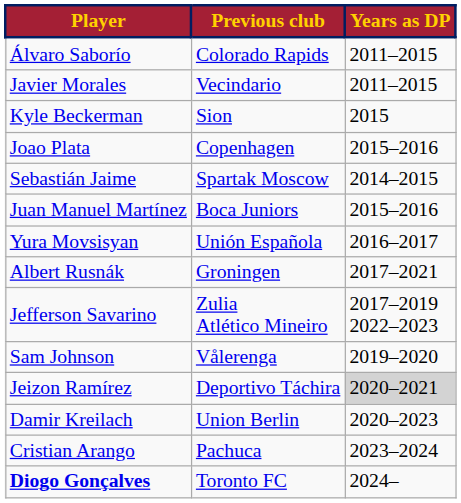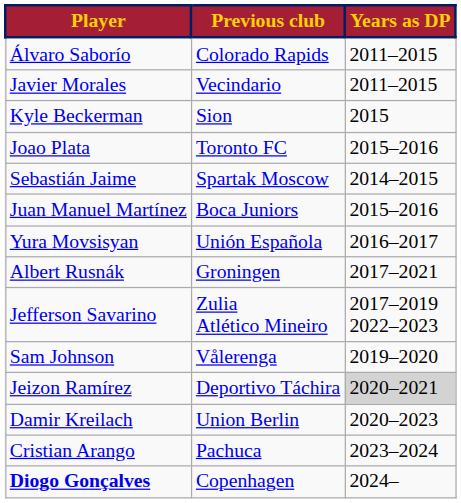(245, 147) Copenhagen -> (241, 147) Toronto FC
(241, 481) Toronto FC -> (245, 481) Copenhagen
